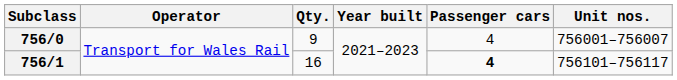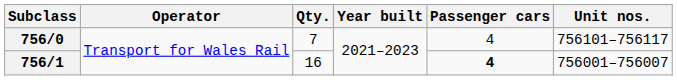(313, 40) 9 -> (313, 40) 7
(613, 40) 756001–756007 -> (613, 40) 756101–756117
(613, 63) 756101–756117 -> (613, 63) 756001–756007
